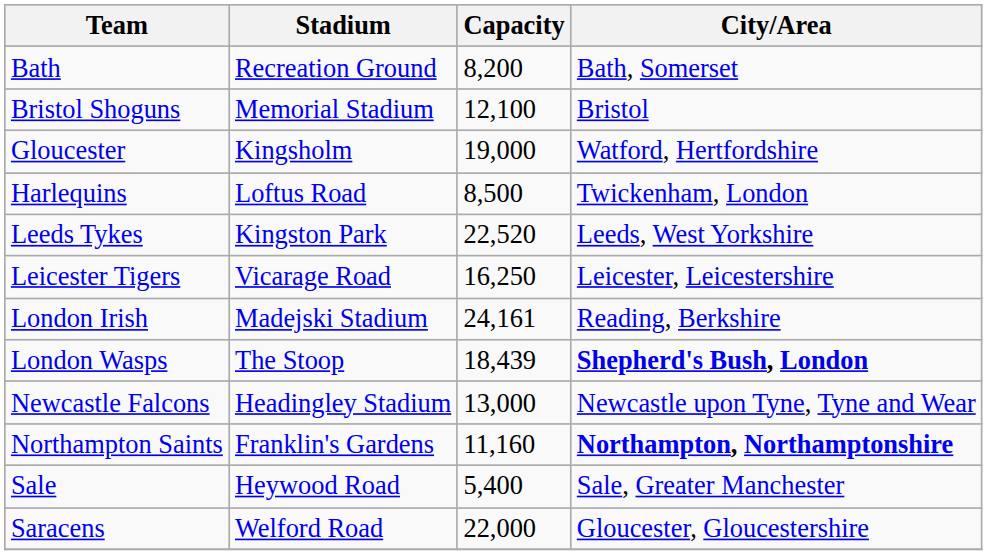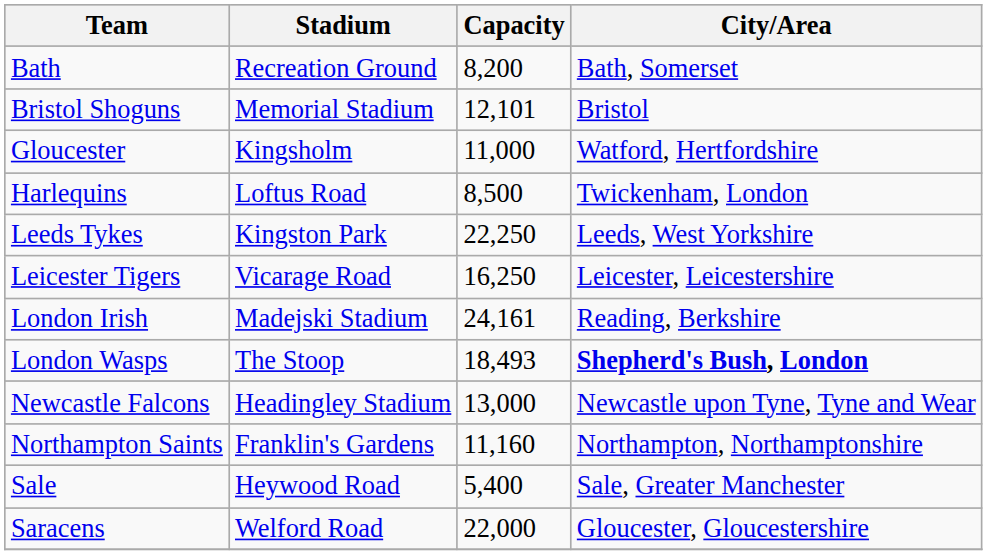(500, 109) 12,100 -> (500, 109) 12,101
(500, 151) 19,000 -> (499, 151) 11,000
(500, 234) 22,520 -> (500, 234) 22,250
(500, 360) 18,439 -> (500, 360) 18,493
(765, 444) bold -> (750, 444) normal
